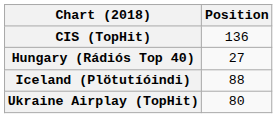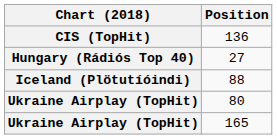+ row: (237, 123)
